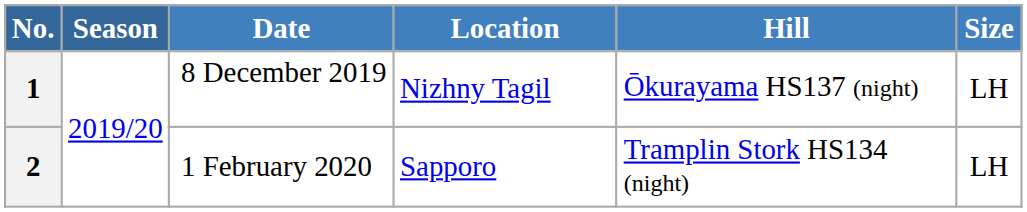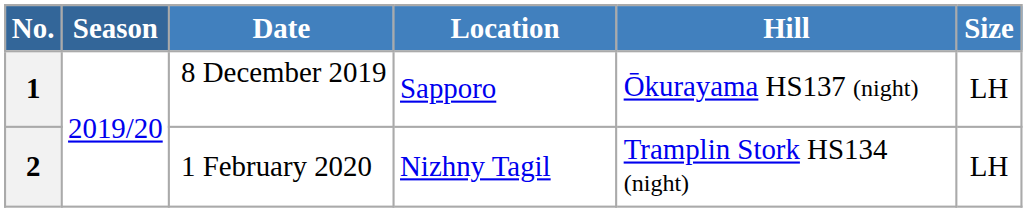(475, 88) Nizhny Tagil -> (448, 88) Sapporo
(448, 166) Sapporo -> (475, 166) Nizhny Tagil
